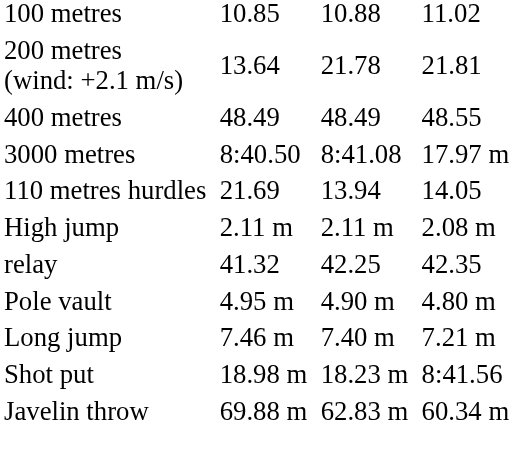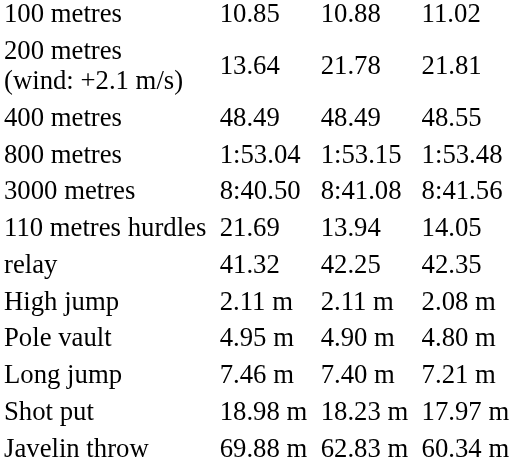+ row: (63, 153)
(465, 153) 17.97 m -> (462, 190) 8:41.56
rows swapped: (31, 264) <-> (62, 227)
(462, 374) 8:41.56 -> (465, 411) 17.97 m
